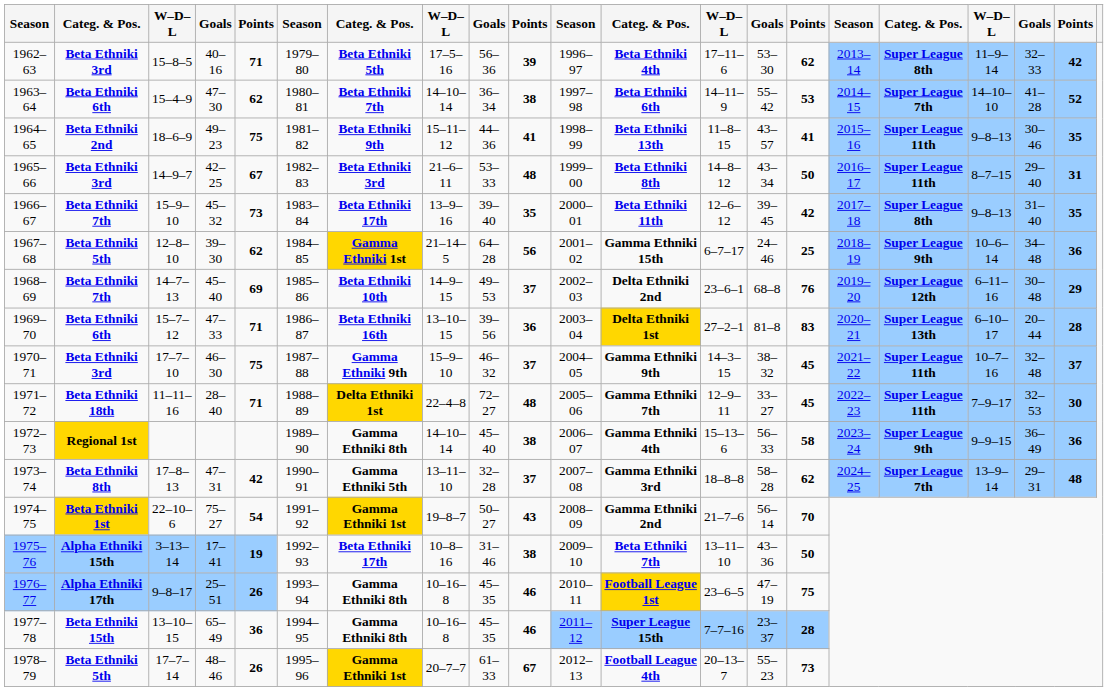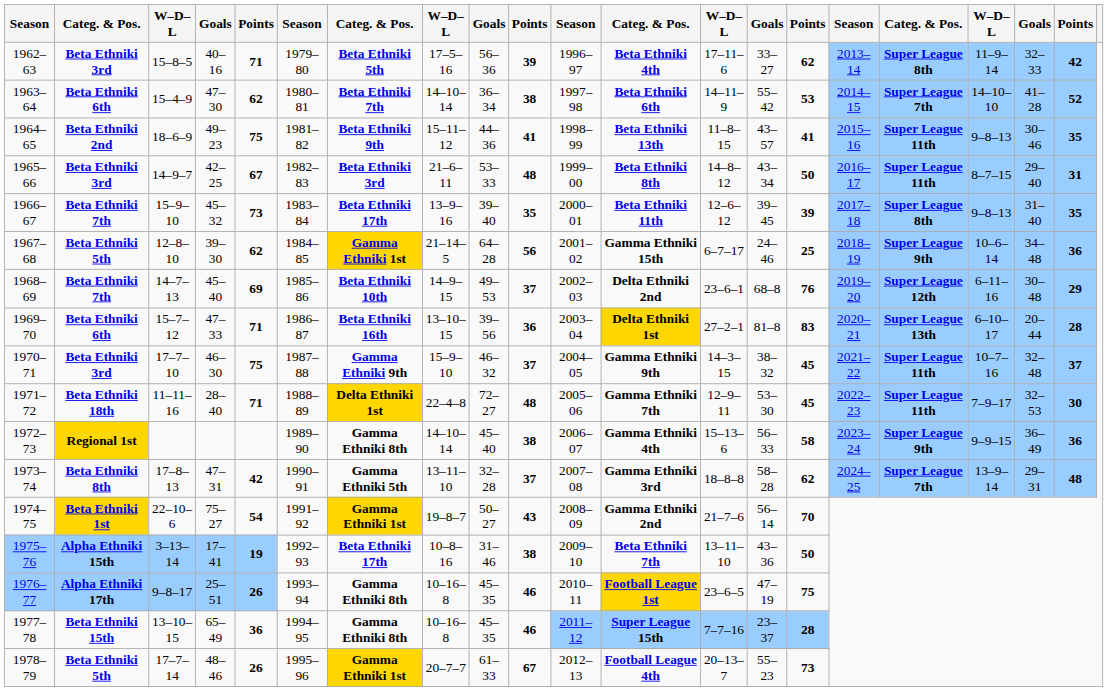(767, 61) 53–30 -> (767, 61) 33–27
(808, 213) 42 -> (808, 213) 39
(767, 402) 33–27 -> (767, 402) 53–30
